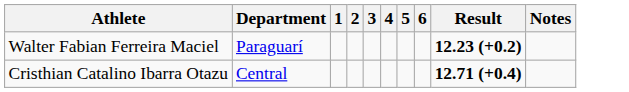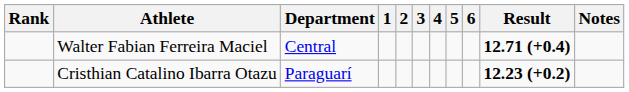+ column: (29, 18)
(269, 45) Paraguarí -> (310, 45) Central
(478, 45) 12.23 (+0.2) -> (527, 45) 12.71 (+0.4)
(262, 73) Central -> (318, 73) Paraguarí
(478, 73) 12.71 (+0.4) -> (527, 73) 12.23 (+0.2)
